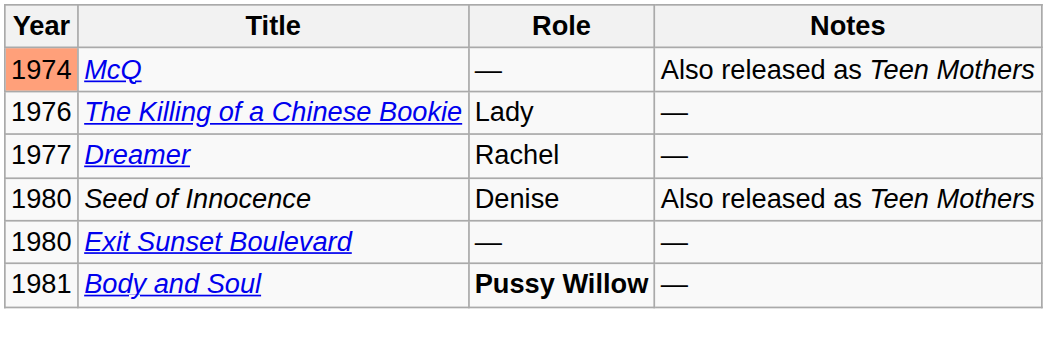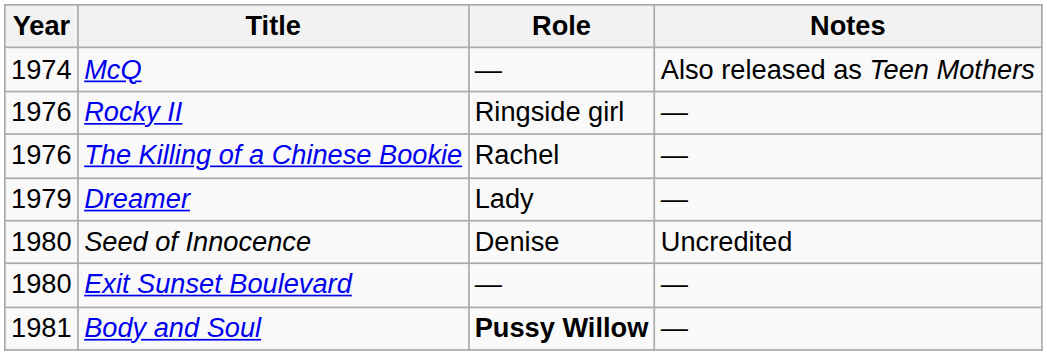(41, 69) lightsalmon background -> (41, 69) no background
+ row: (133, 112)
(504, 112) Lady -> (517, 155) Rachel
(41, 155) 1977 -> (41, 198) 1979
(517, 155) Rachel -> (504, 198) Lady
(848, 198) Also released as Teen Mothers -> (727, 241) Uncredited
